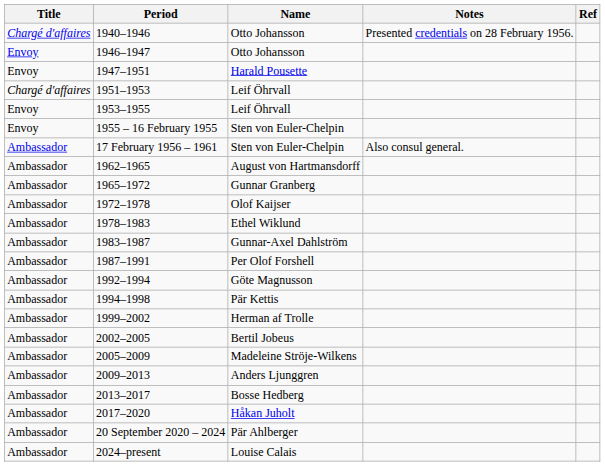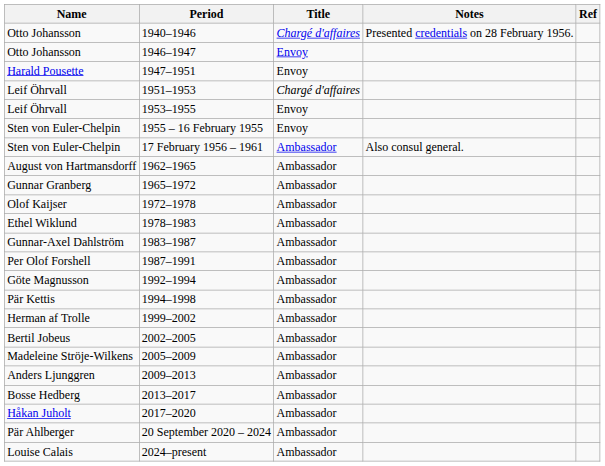columns swapped: (295, 14) <-> (49, 14)
